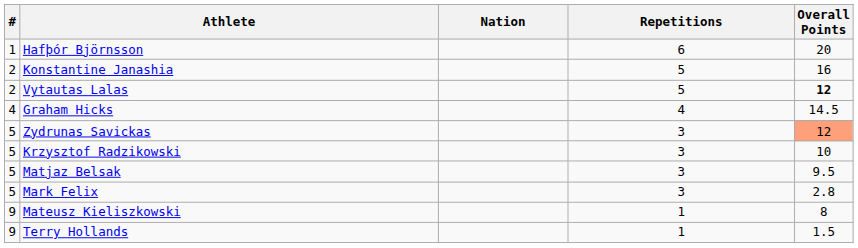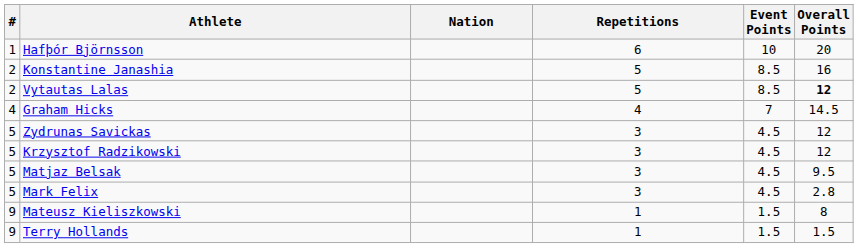+ column: (769, 22)
(824, 131) lightsalmon background -> (824, 131) no background
(824, 151) 10 -> (824, 151) 12
